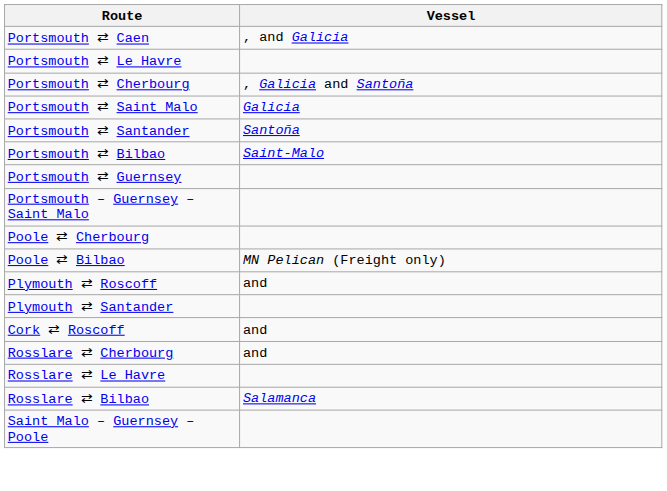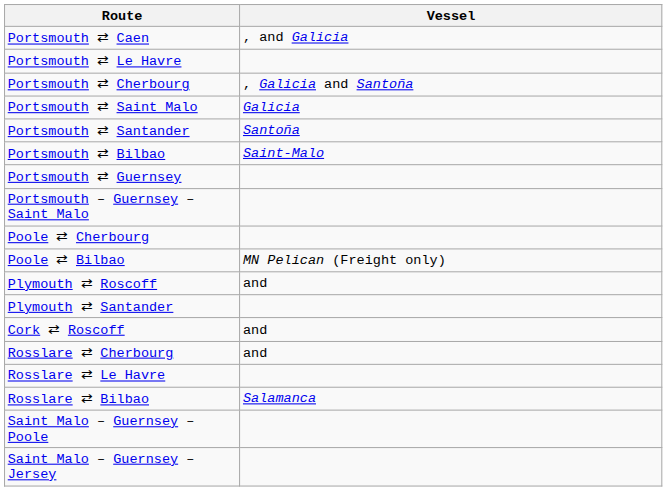+ row: (101, 467)
